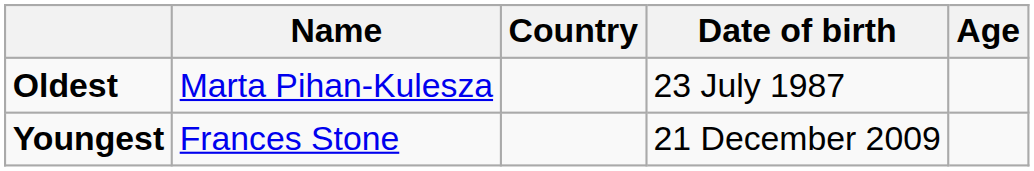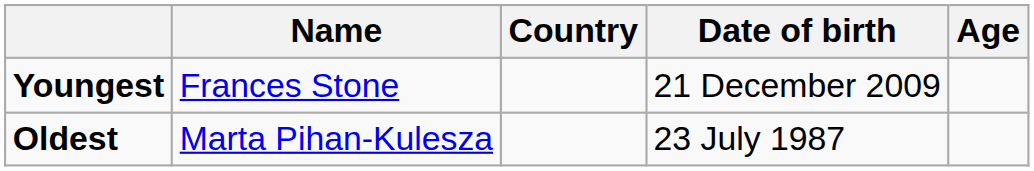rows swapped: (88, 138) <-> (65, 84)
